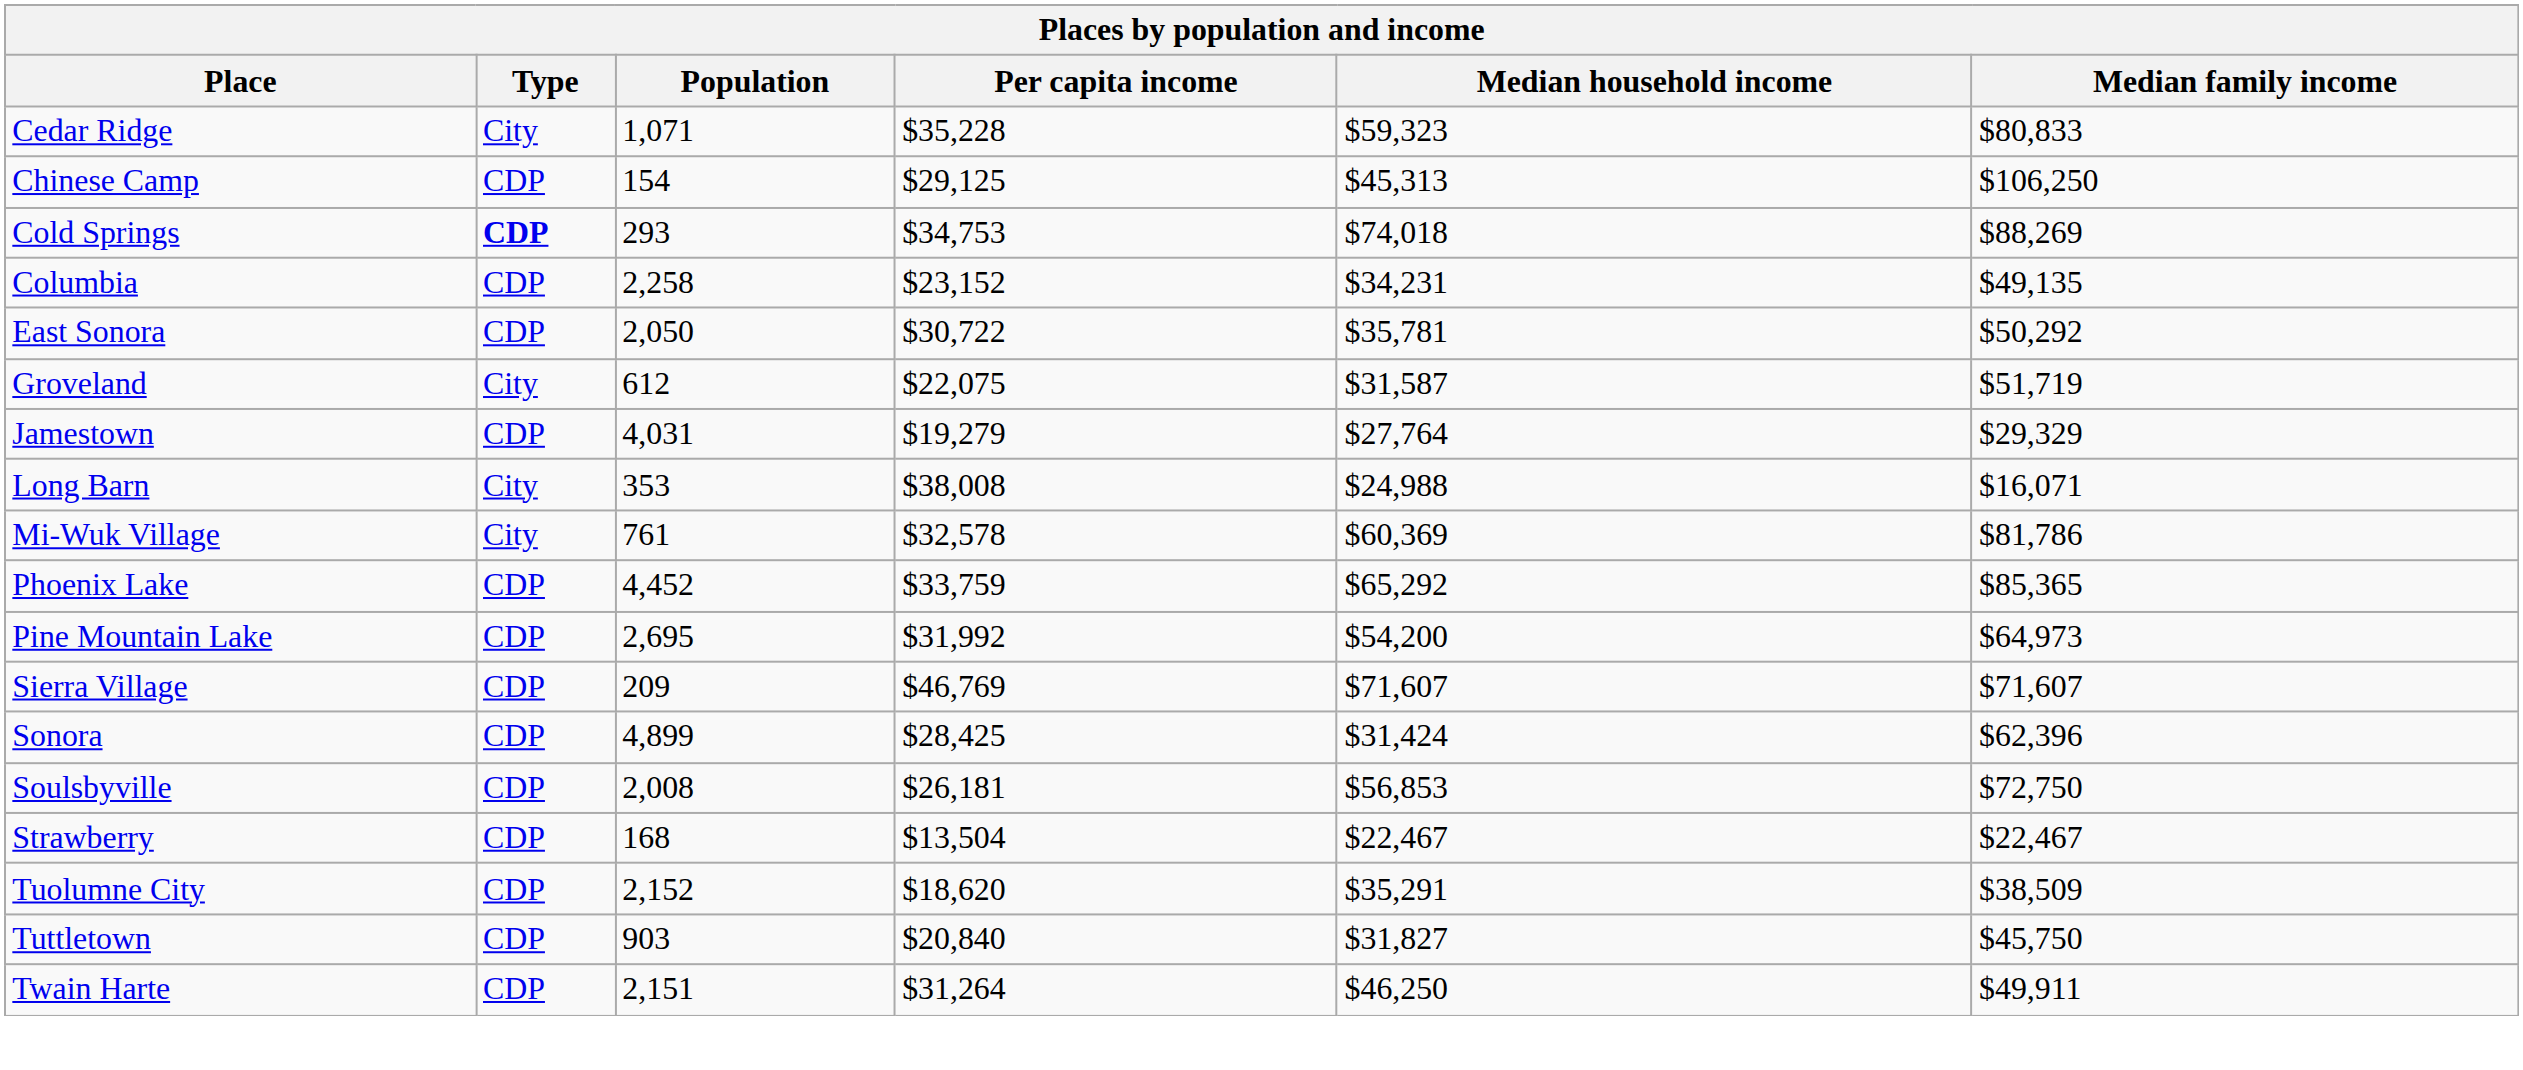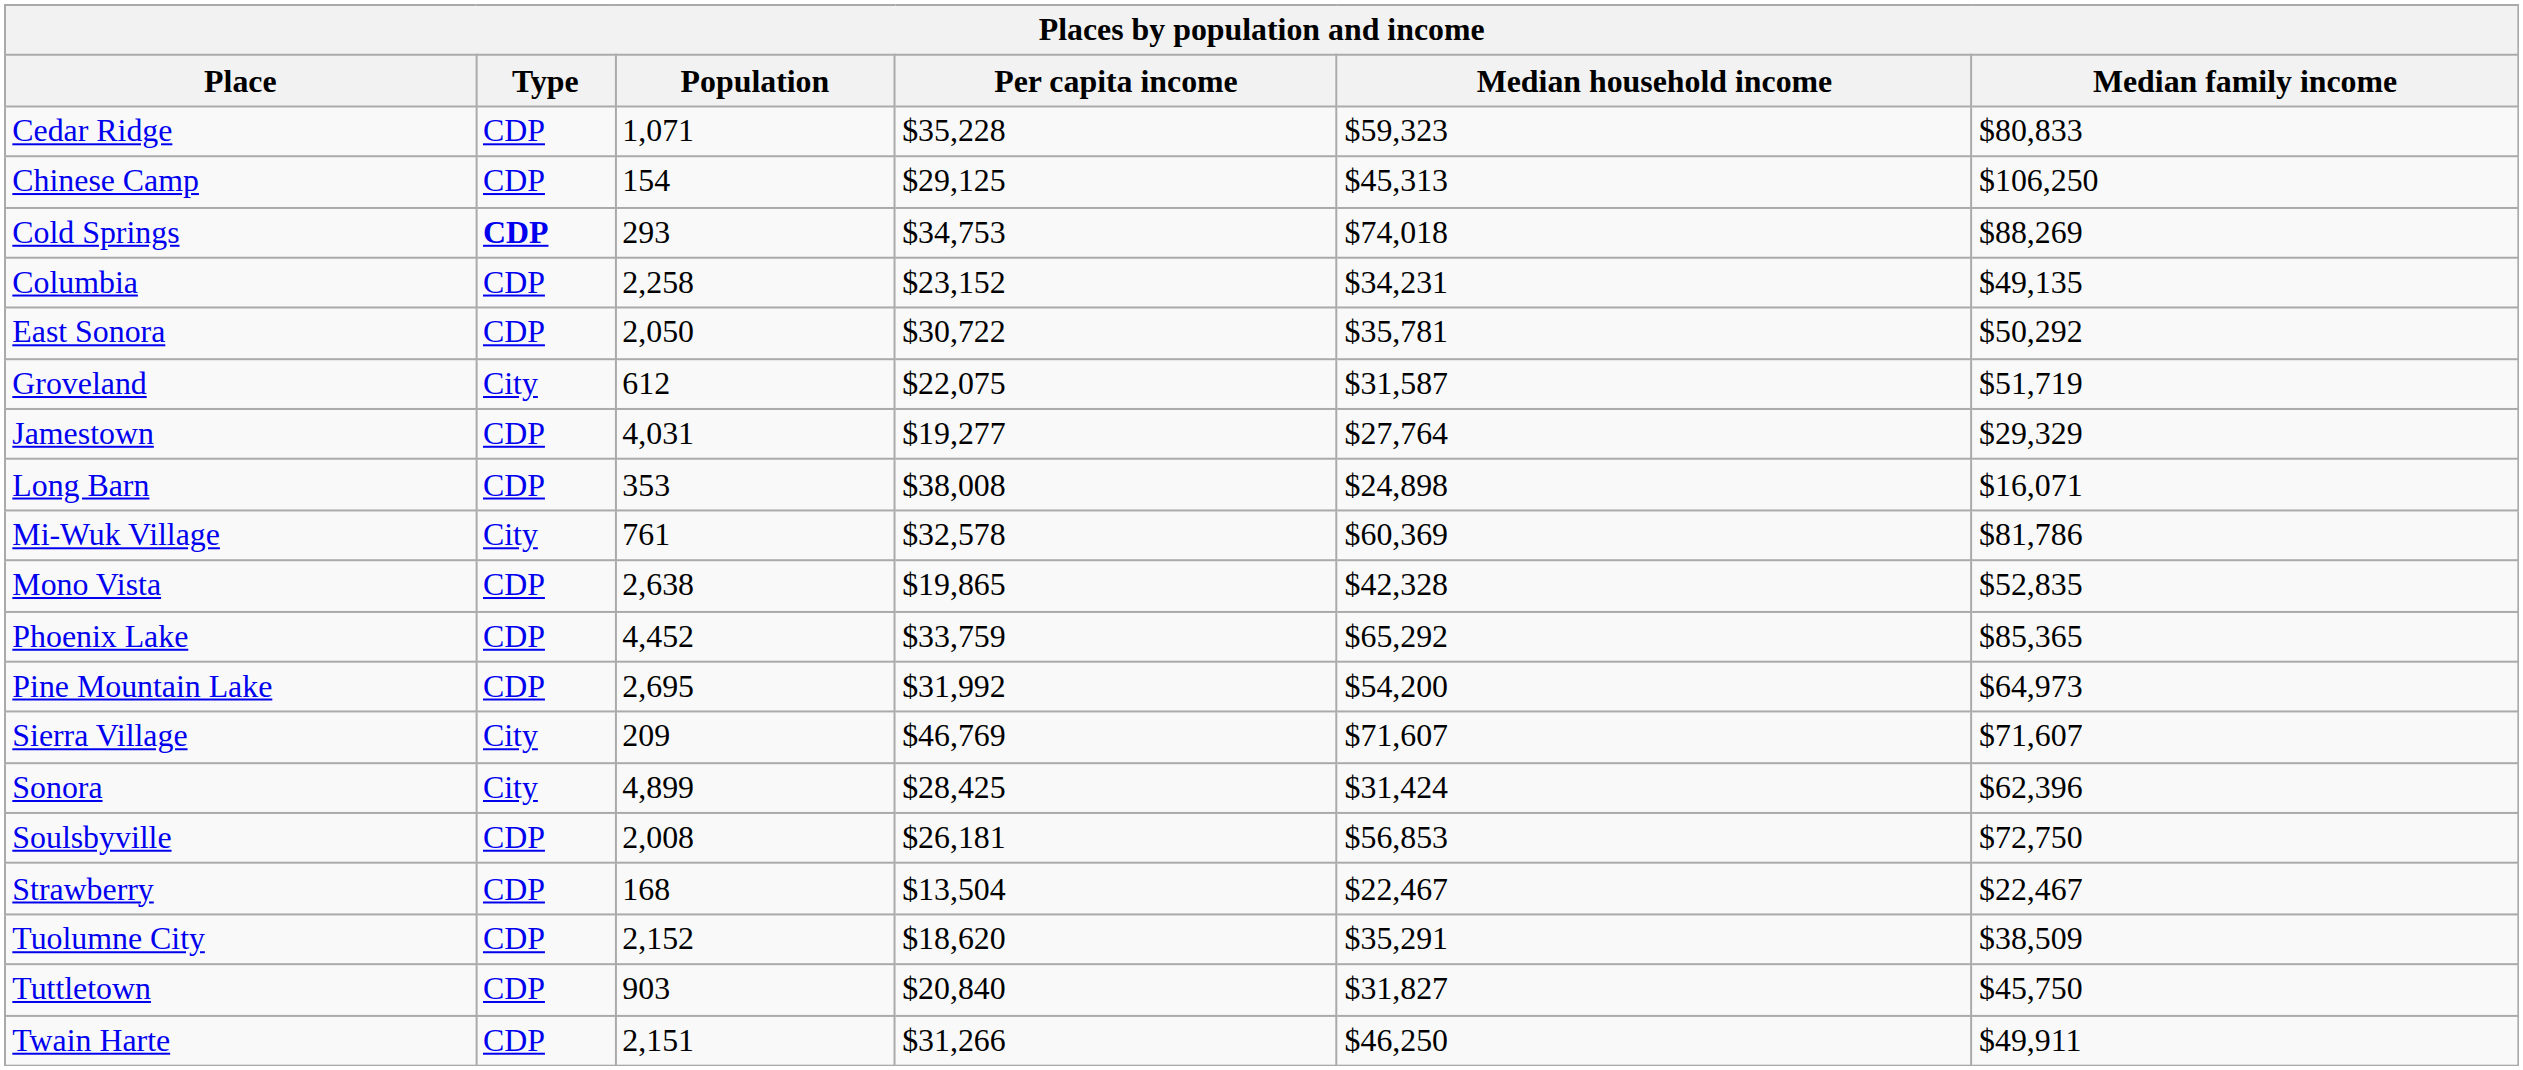(510, 130) City -> (514, 130) CDP
(954, 433) $19,279 -> (954, 433) $19,277
(510, 484) City -> (514, 484) CDP
(1396, 484) $24,988 -> (1396, 484) $24,898
+ row: (87, 585)
(514, 686) CDP -> (510, 736) City
(514, 736) CDP -> (510, 787) City
(954, 989) $31,264 -> (954, 1039) $31,266
